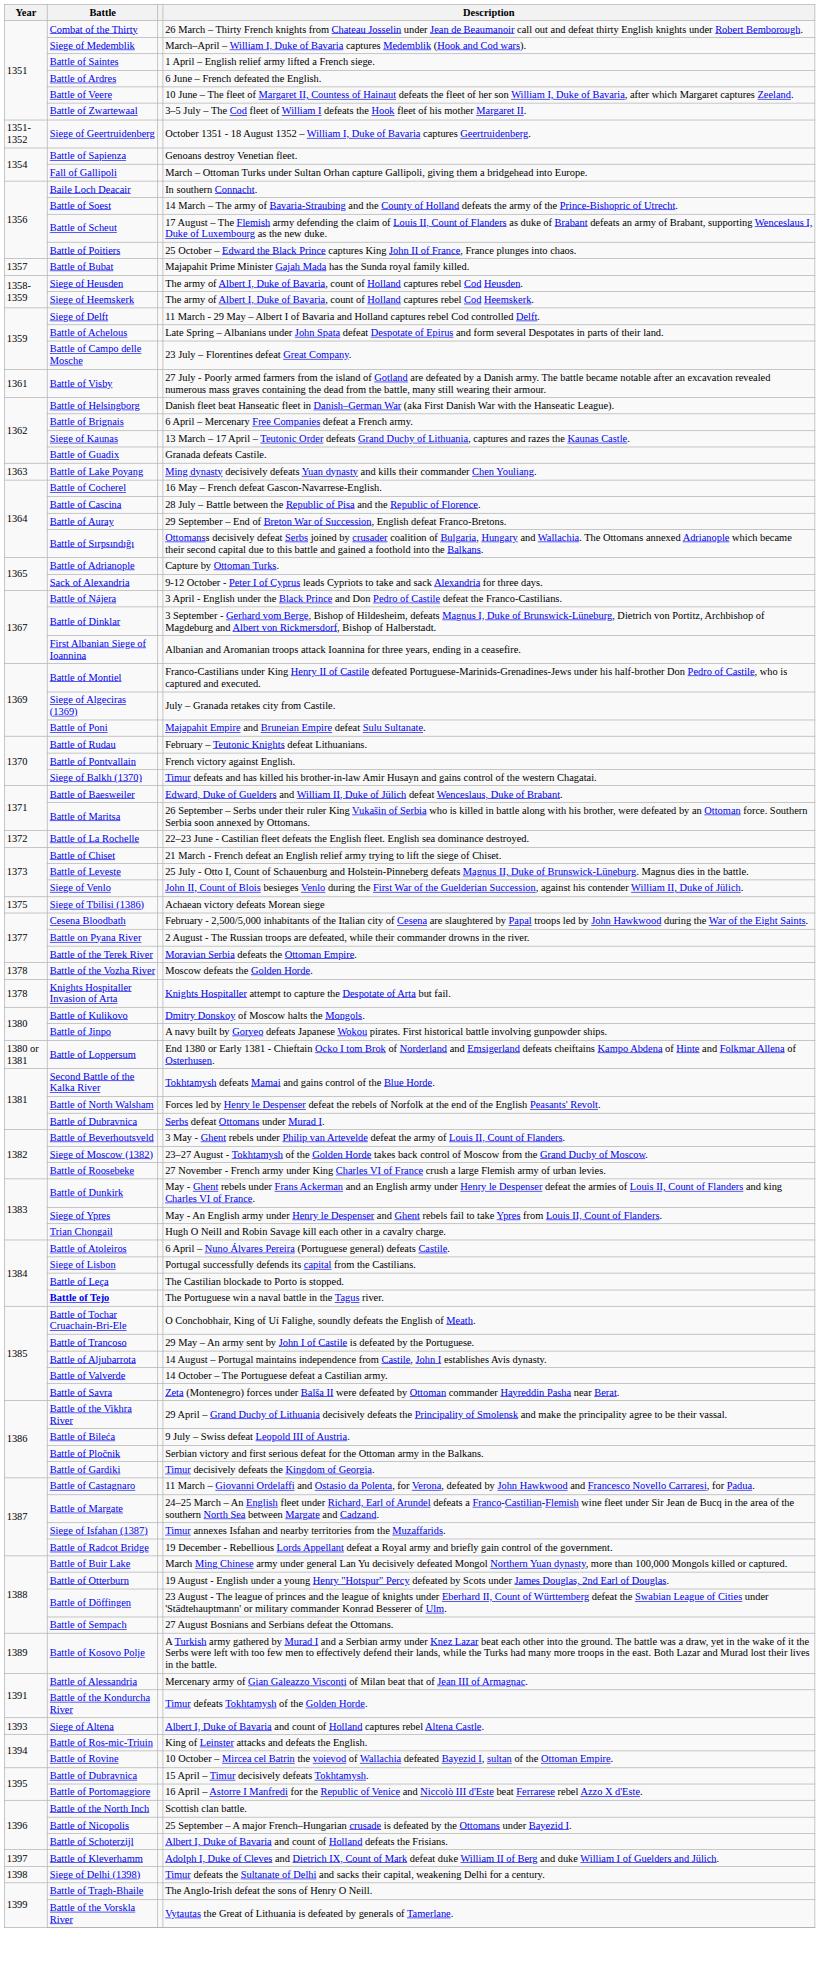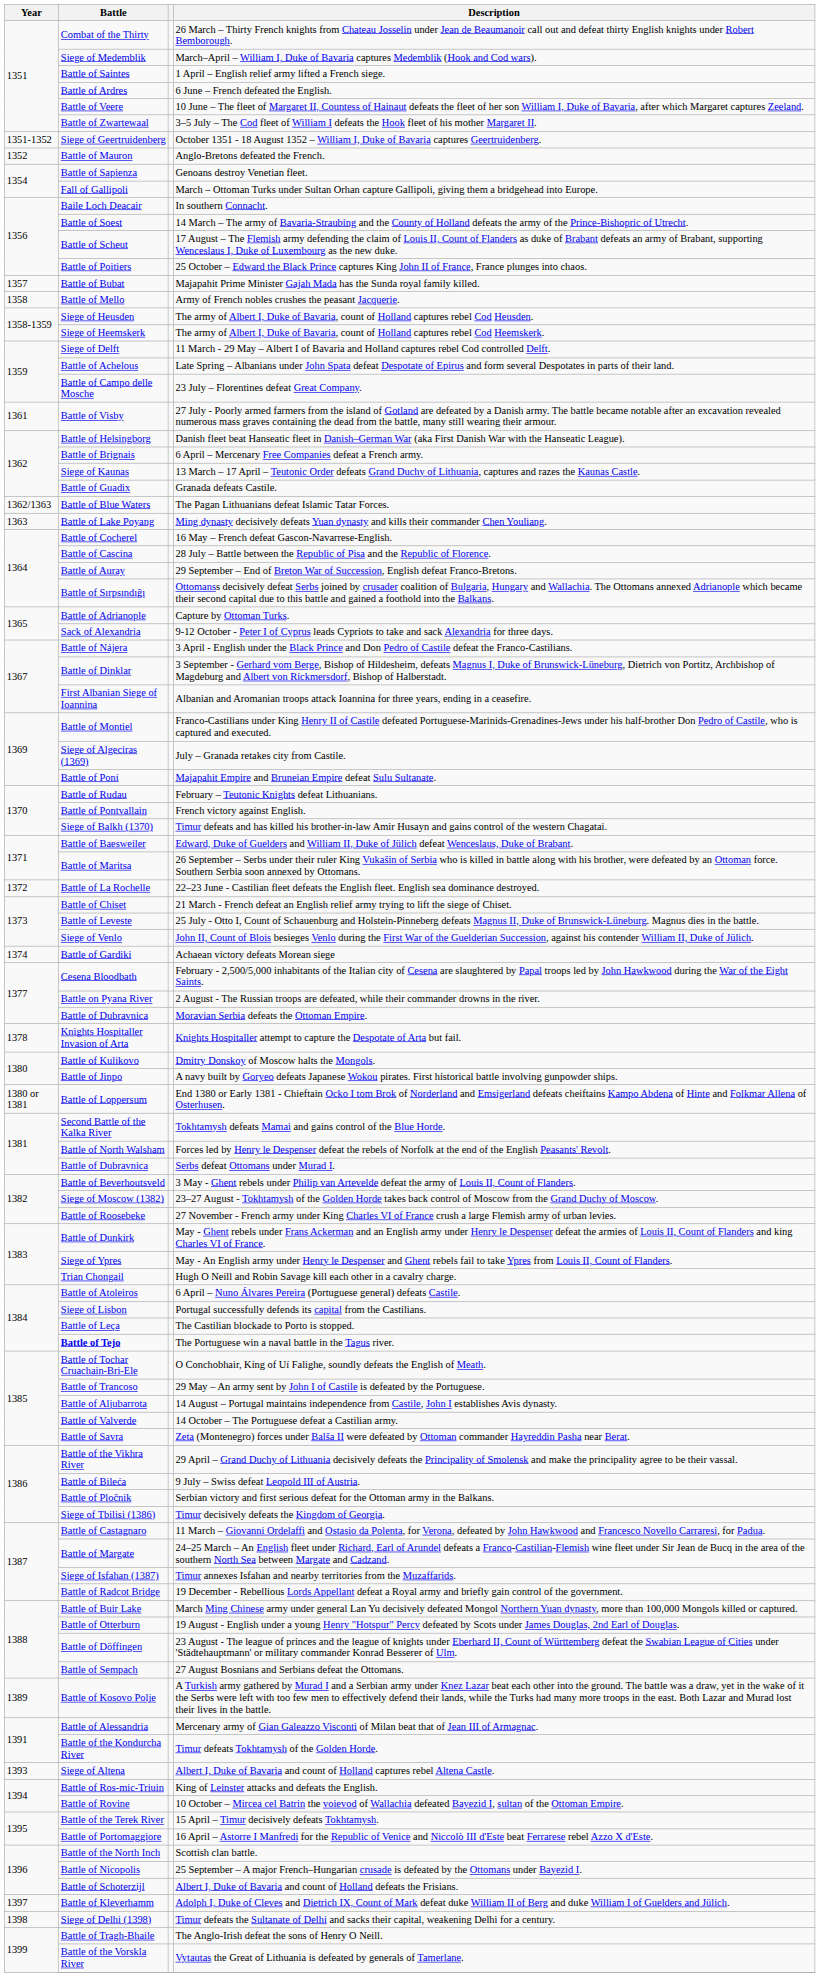+ row: (250, 156)
+ row: (288, 300)
+ row: (282, 504)
(17, 904) 1375 -> (17, 954) 1374
(97, 904) Siege of Tbilisi (1386) -> (96, 954) Battle of Gardiki
(101, 954) Battle of the Terek River -> (104, 1015) Battle of Dubravnica
- row: (239, 970)
(85, 1469) Battle of Gardiki -> (108, 1514) Siege of Tbilisi (1386)
(93, 1775) Battle of Dubravnica -> (112, 1820) Battle of the Terek River
